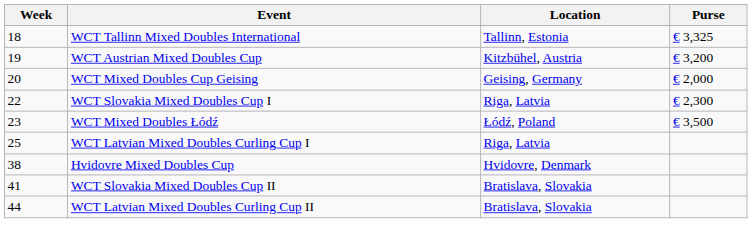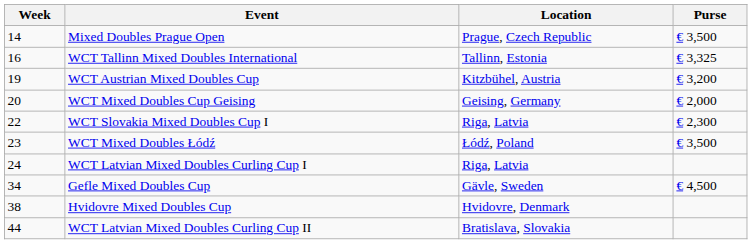+ row: (146, 36)
(14, 36) 18 -> (14, 57) 16
(14, 143) 25 -> (14, 164) 24
+ row: (139, 185)
- row: (173, 185)
